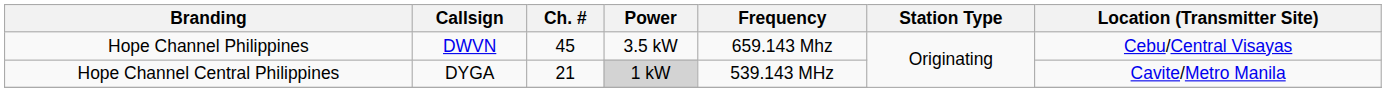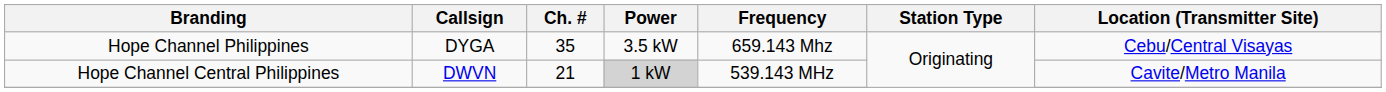(470, 45) DWVN -> (470, 45) DYGA
(565, 45) 45 -> (565, 45) 35
(470, 73) DYGA -> (470, 73) DWVN
